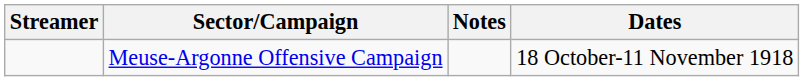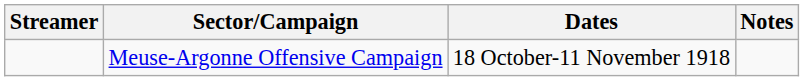columns swapped: (655, 22) <-> (479, 22)
